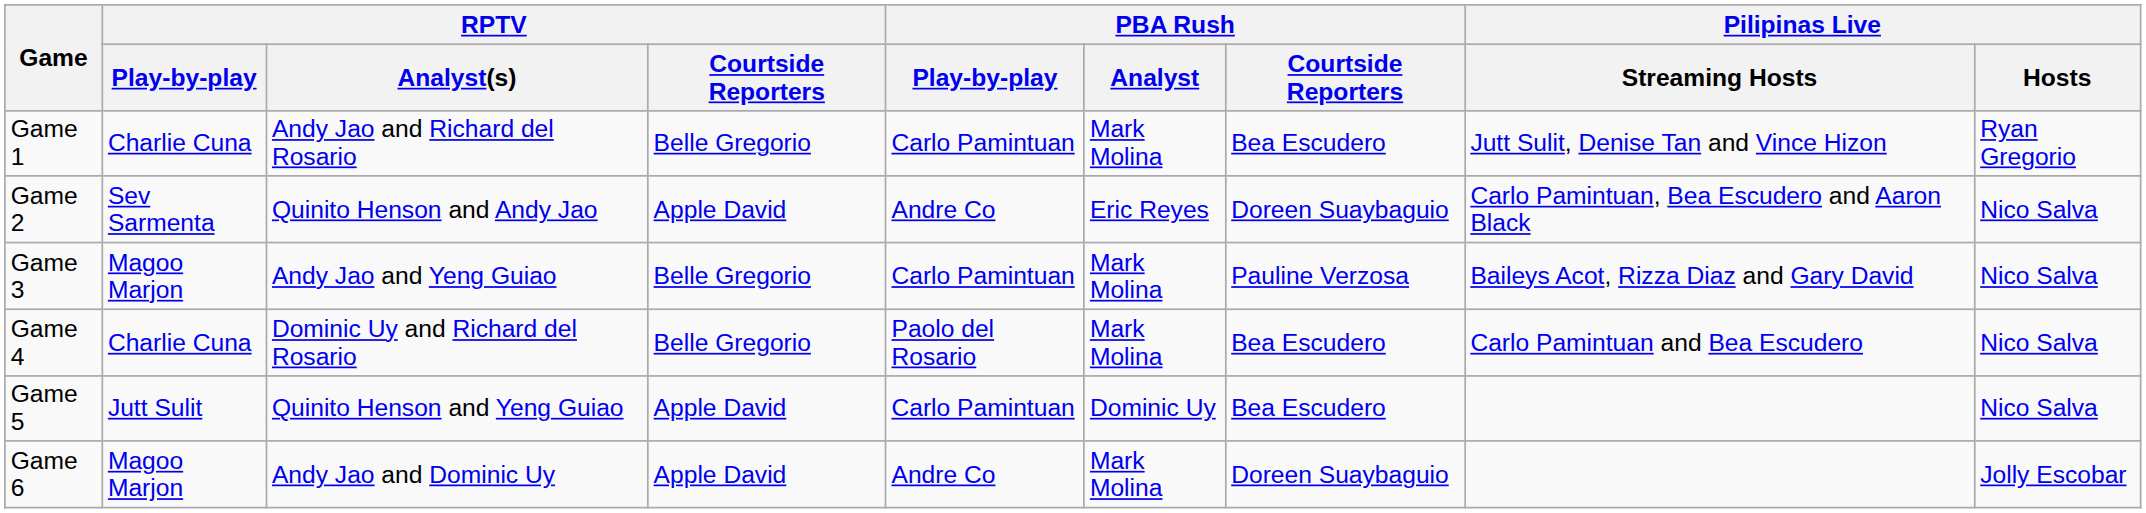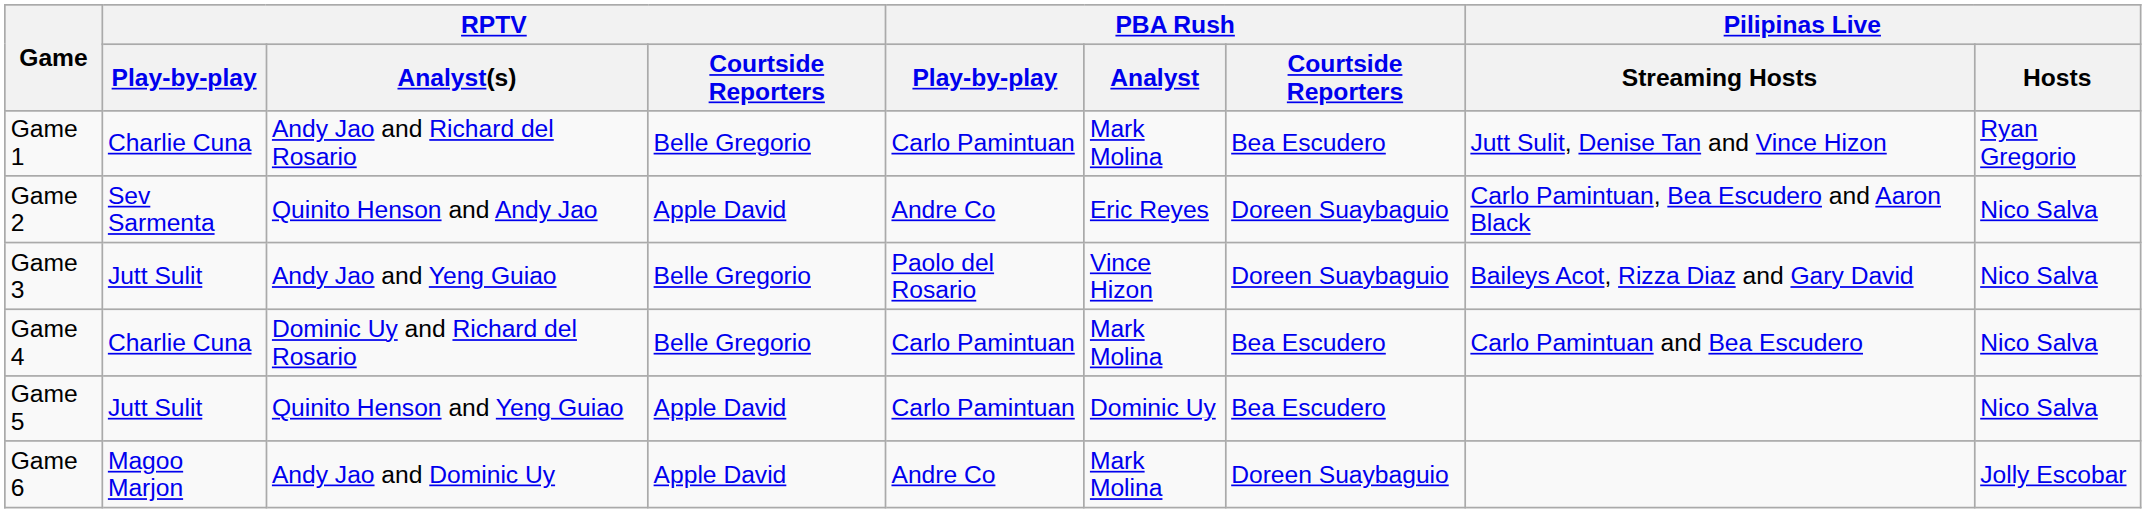(146, 276) Magoo Marjon -> (155, 276) Jutt Sulit
(983, 276) Carlo Pamintuan -> (943, 276) Paolo del Rosario
(1126, 276) Mark Molina -> (1121, 276) Vince Hizon
(1320, 276) Pauline Verzosa -> (1340, 276) Doreen Suaybaguio
(943, 342) Paolo del Rosario -> (983, 342) Carlo Pamintuan
